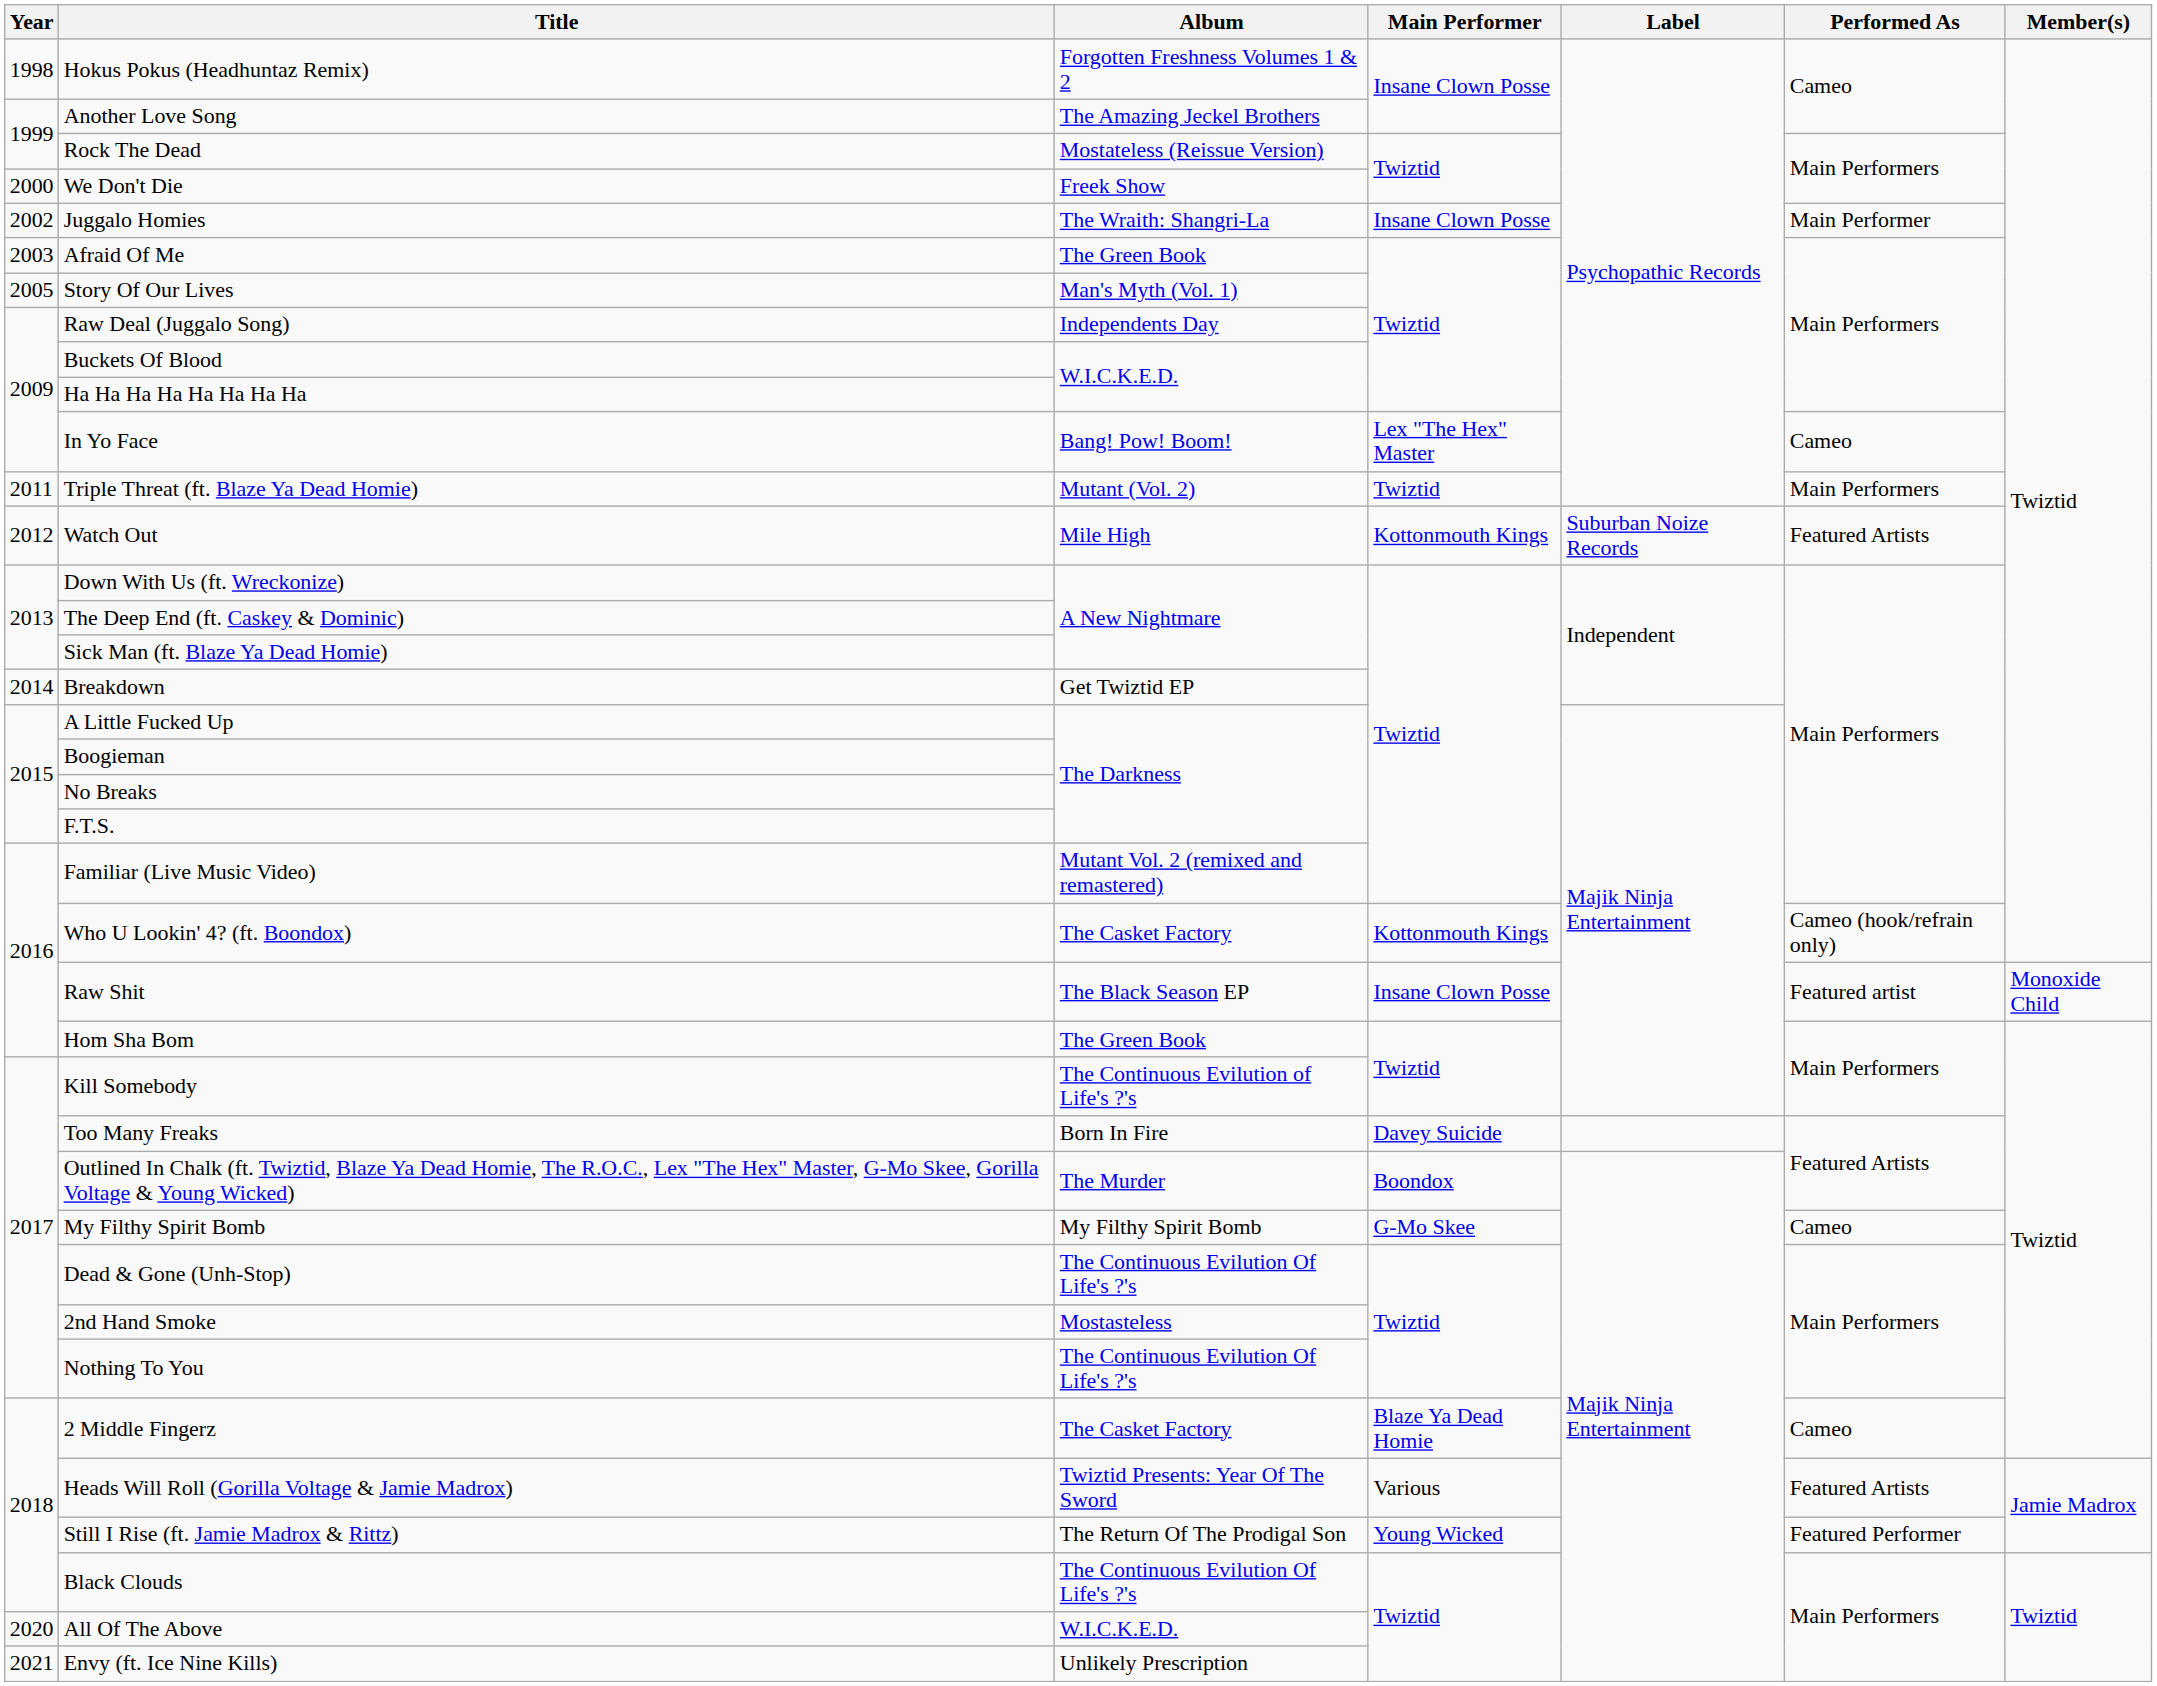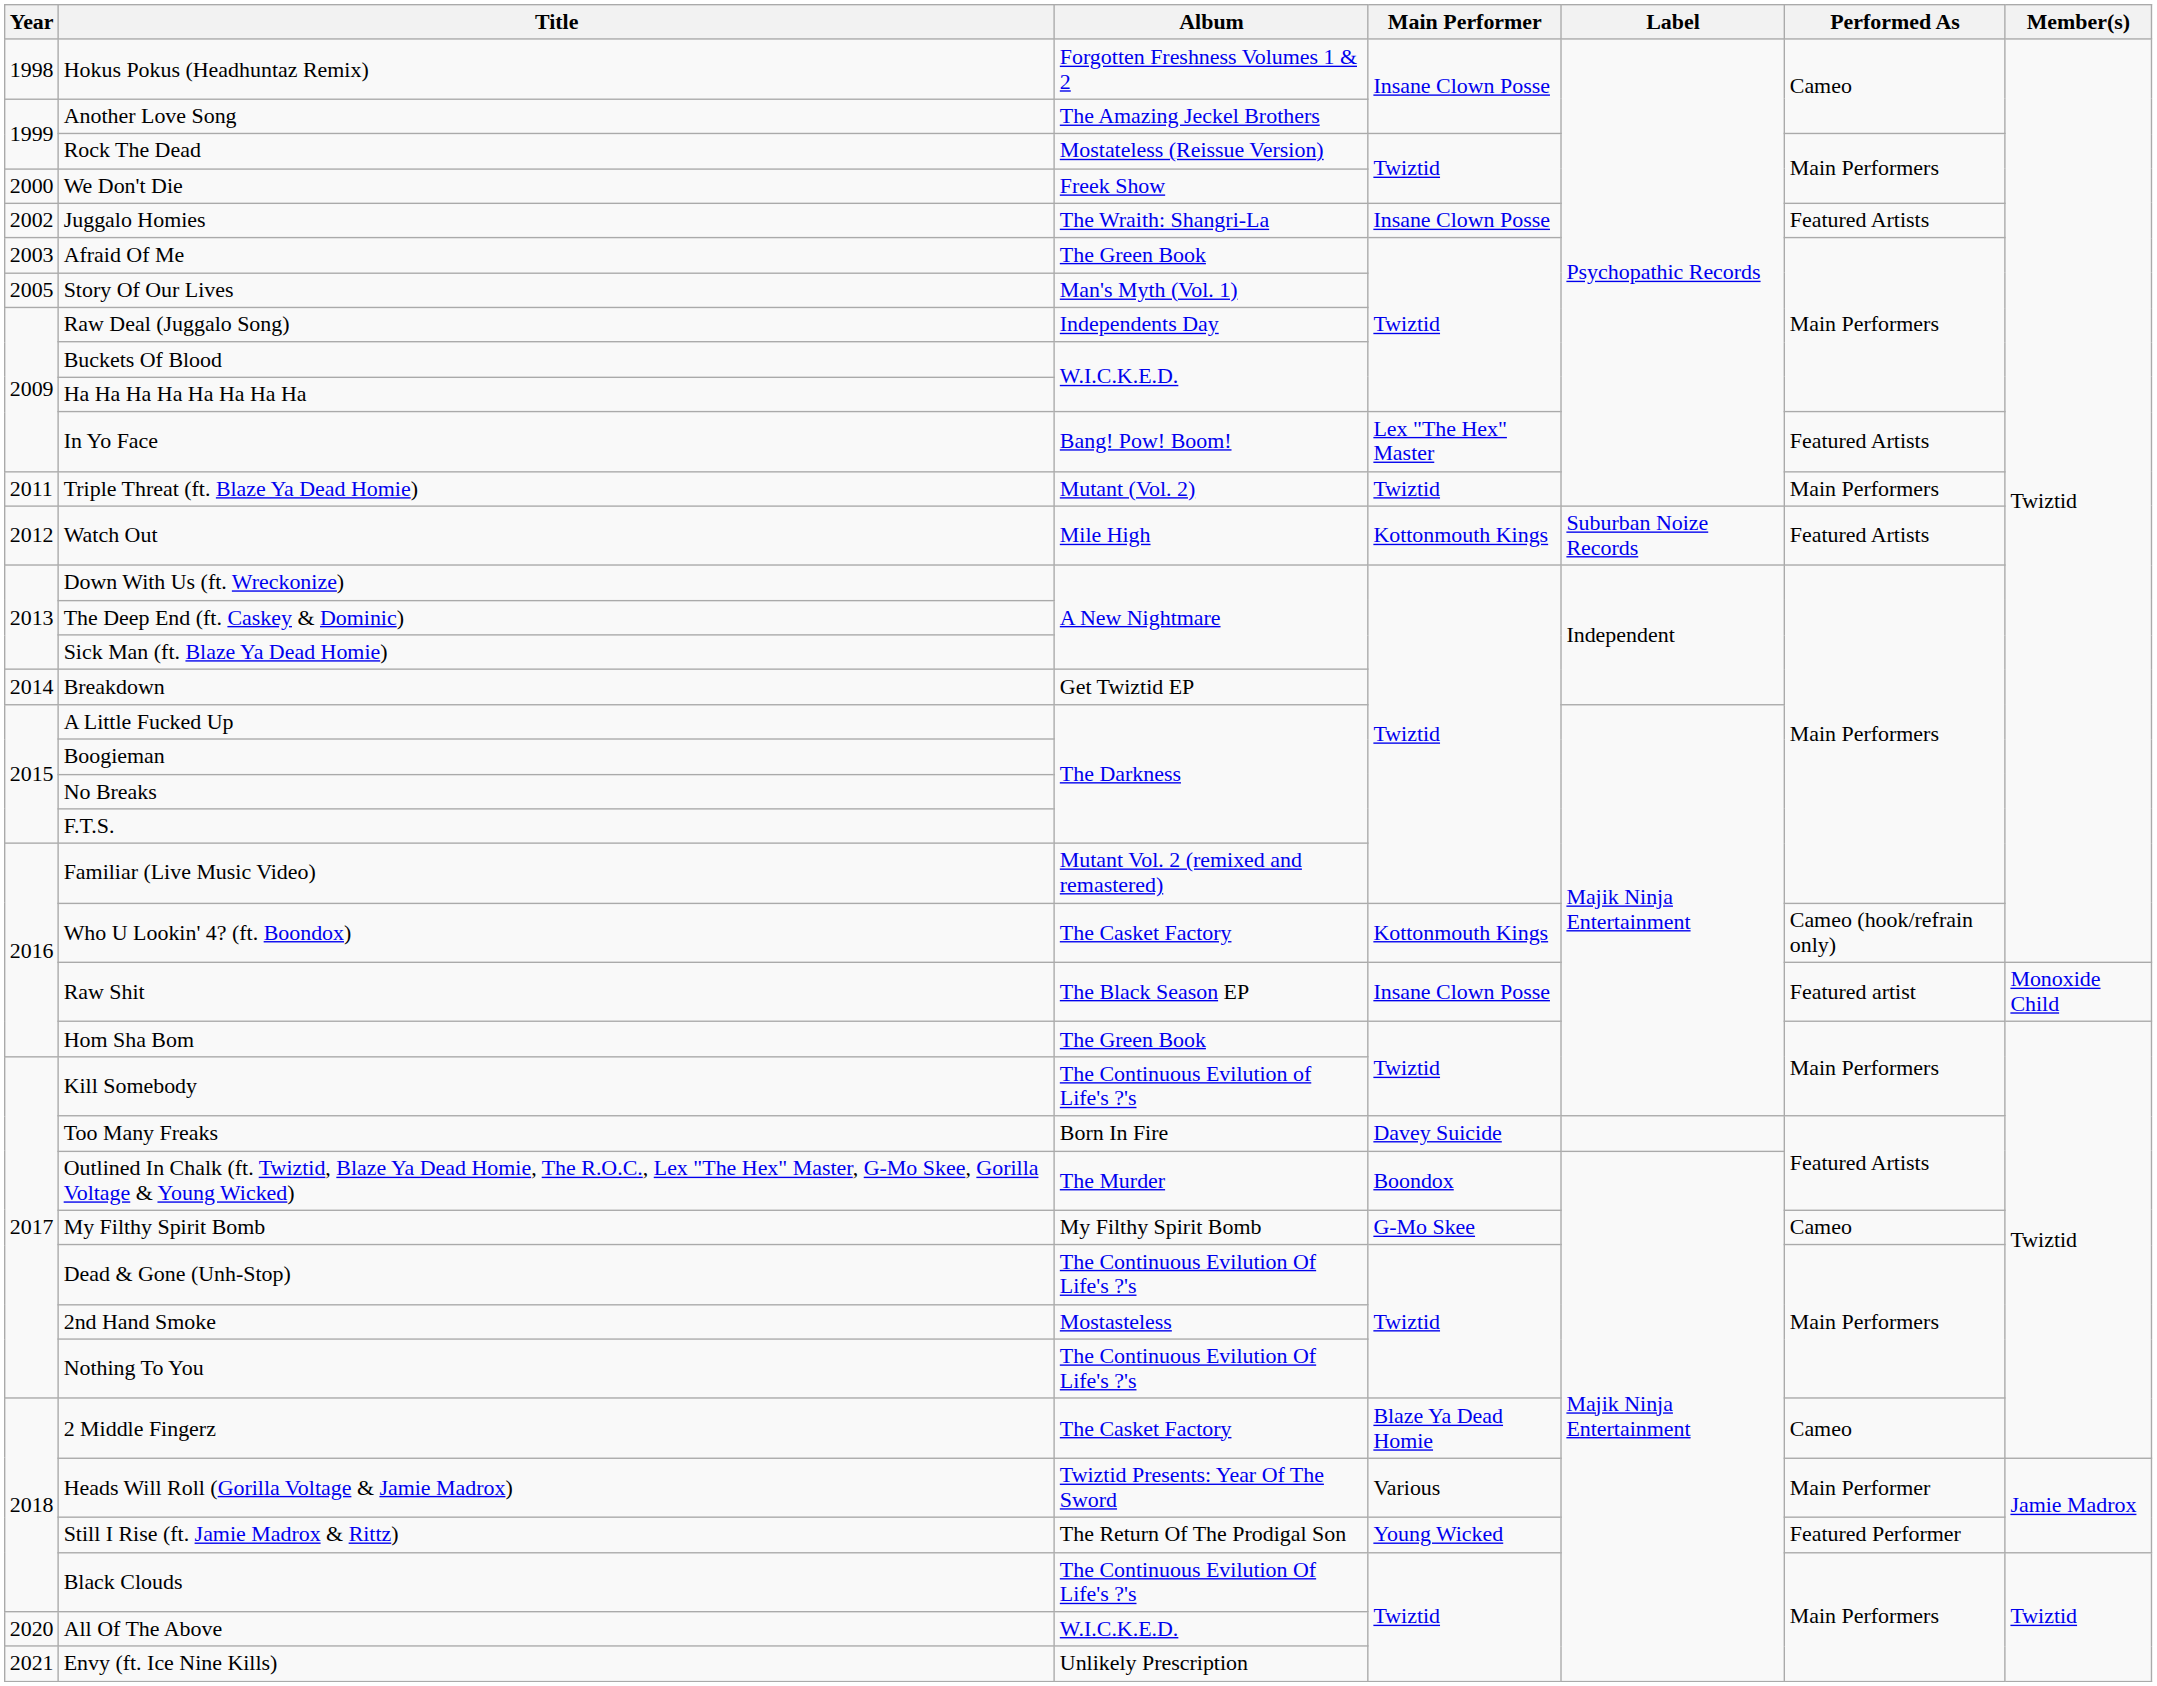(1860, 220) Main Performer -> (1859, 220) Featured Artists
(1821, 441) Cameo -> (1859, 441) Featured Artists
(1859, 1487) Featured Artists -> (1860, 1487) Main Performer
